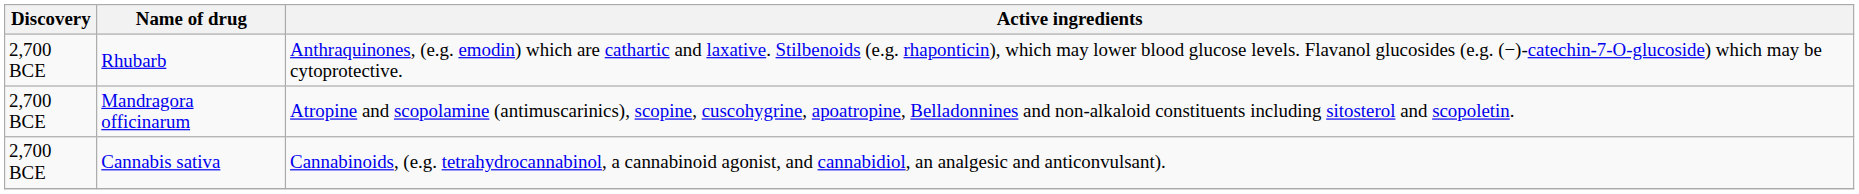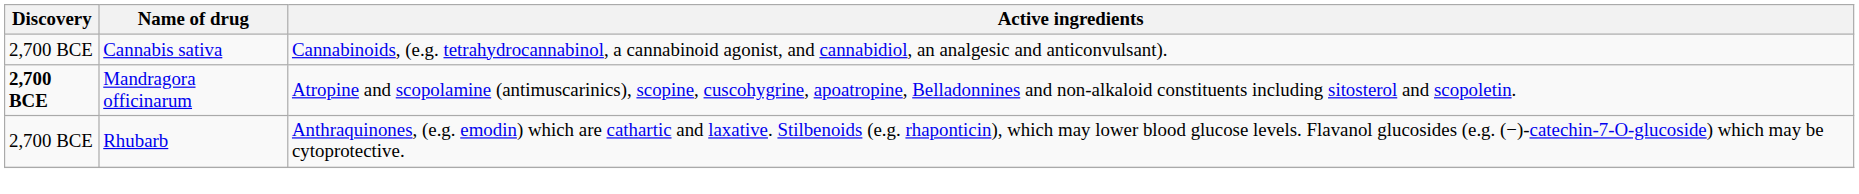rows swapped: (161, 162) <-> (134, 60)
(30, 111) normal -> (30, 89) bold
